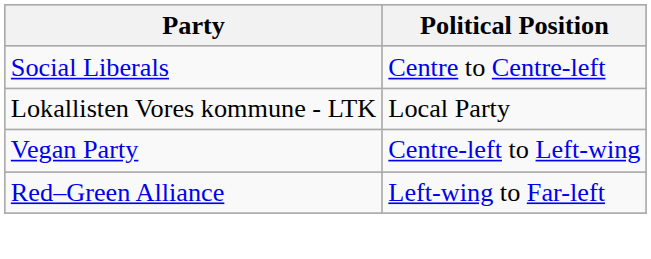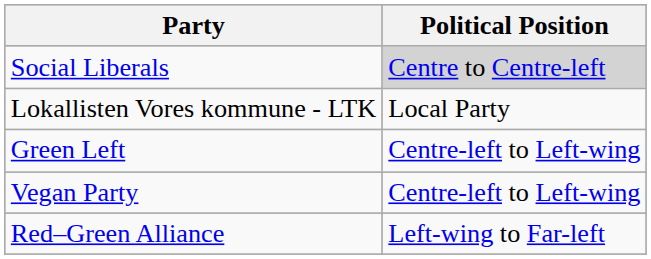(497, 66) no background -> (497, 66) lightgrey background
+ row: (68, 150)
